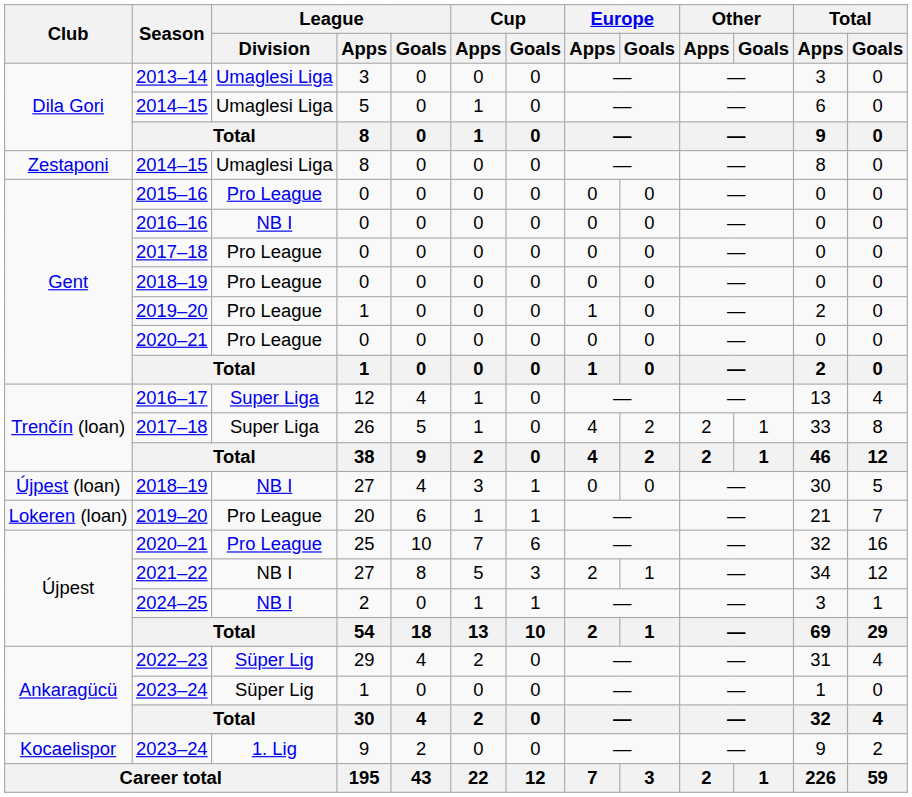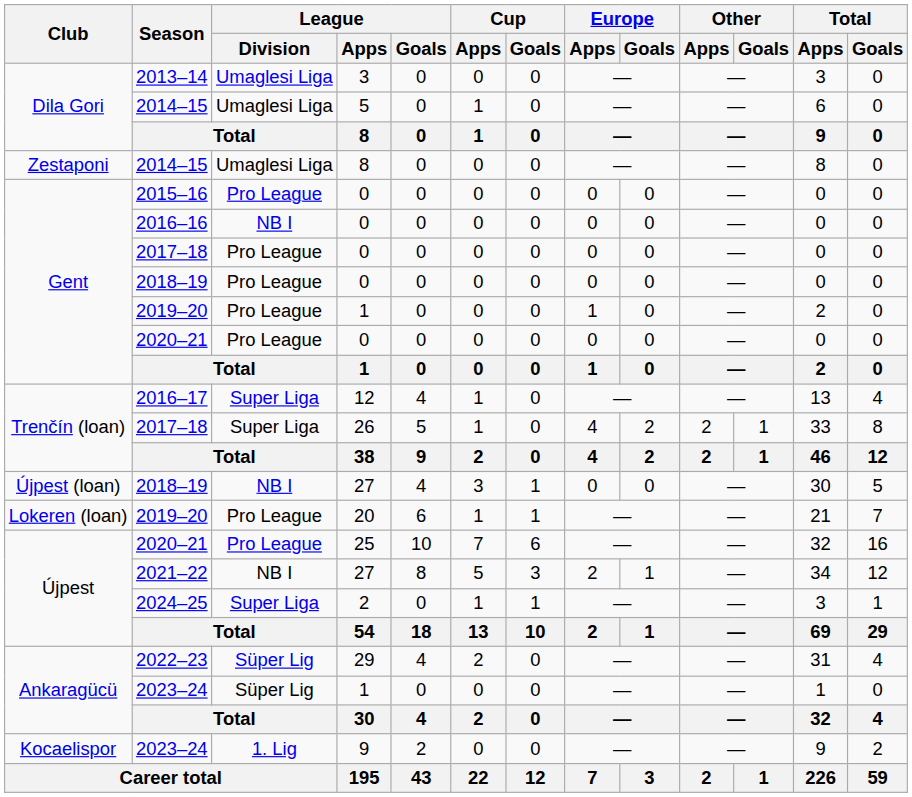(274, 602) NB I -> (274, 602) Super Liga
